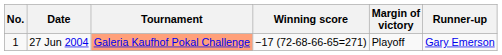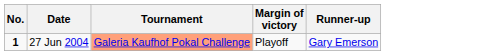- column: (311, 19)
(16, 42) normal -> (16, 42) bold
